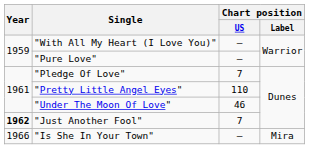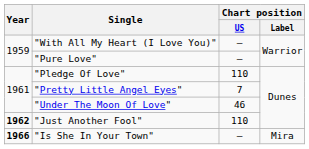(240, 74) 7 -> (240, 74) 110
(240, 89) 110 -> (240, 89) 7
(240, 120) 7 -> (240, 120) 110
(18, 136) normal -> (18, 136) bold
